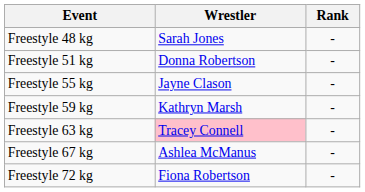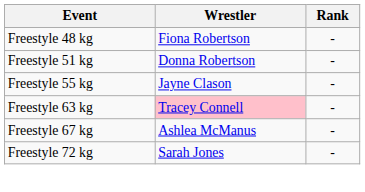(191, 39) Sarah Jones -> (204, 39) Fiona Robertson
- row: (50, 107)
(204, 175) Fiona Robertson -> (191, 153) Sarah Jones
